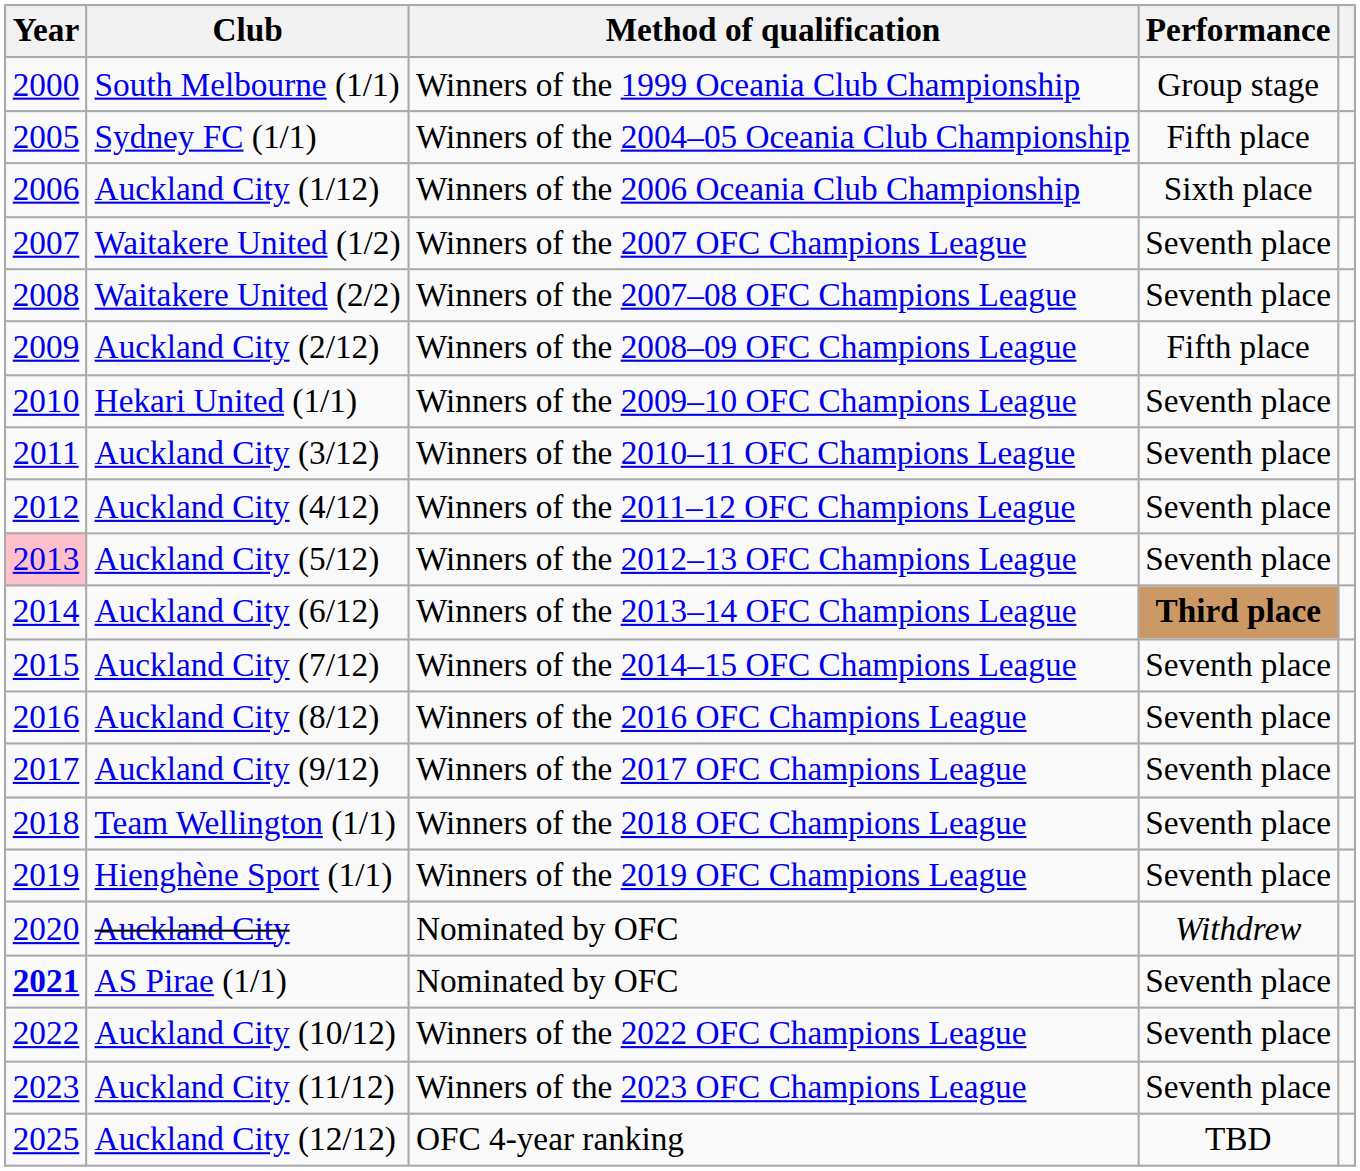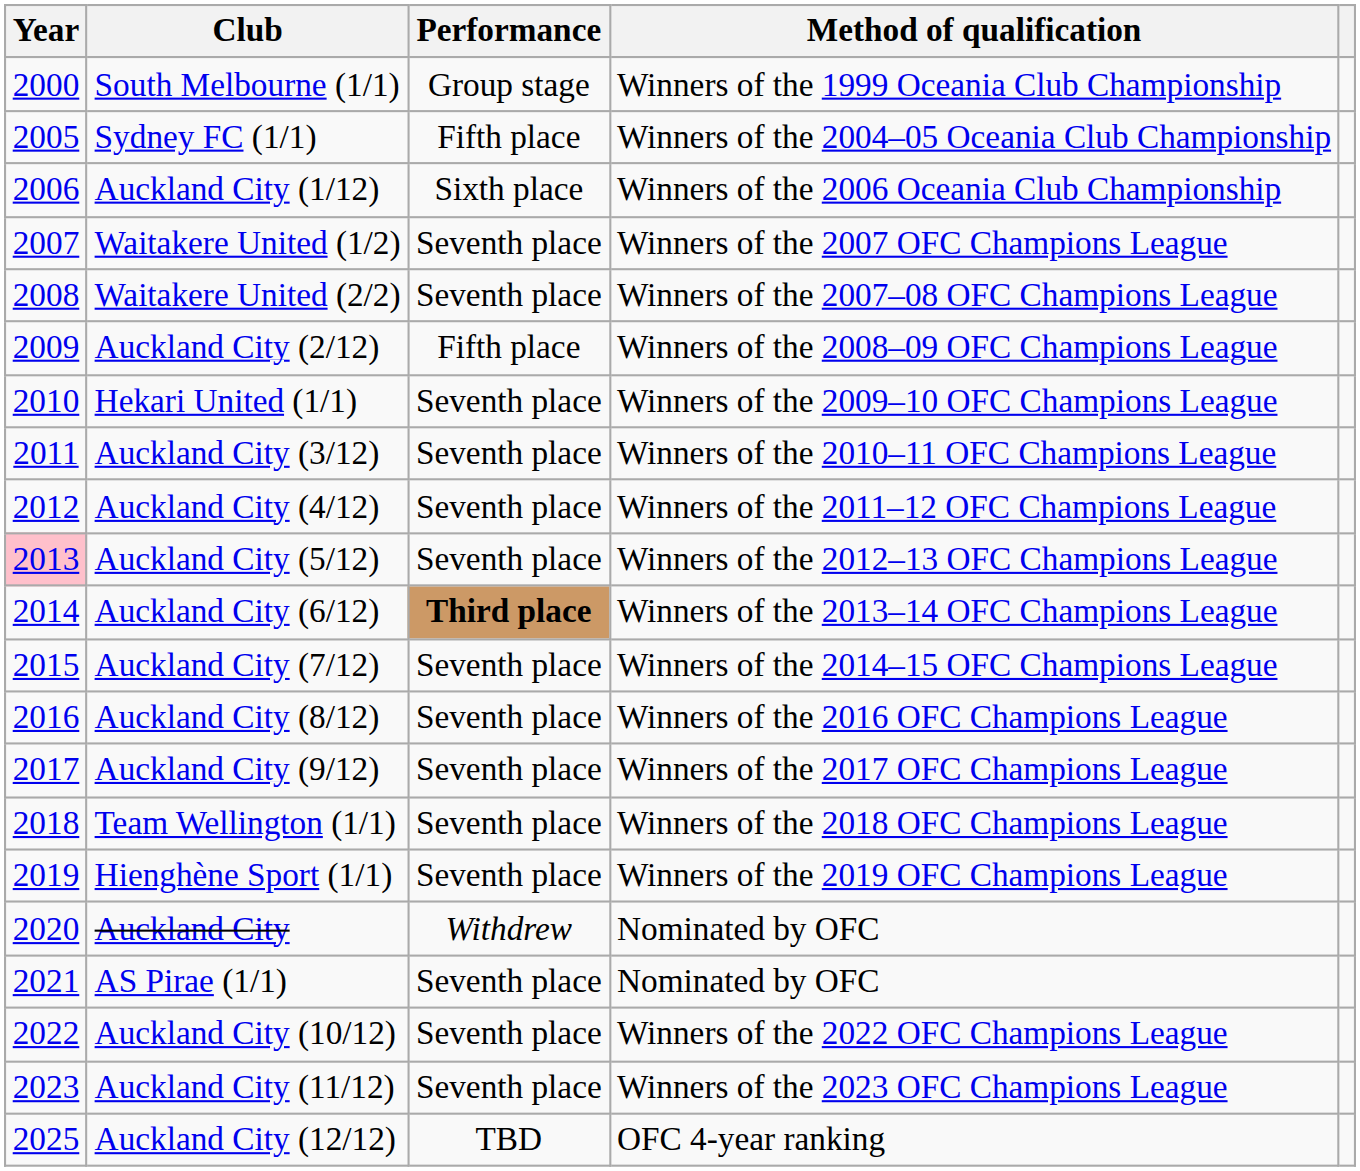columns swapped: (773, 30) <-> (1238, 30)
(46, 980) bold -> (46, 980) normal
